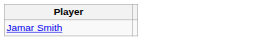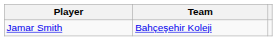+ column: (200, 12)
